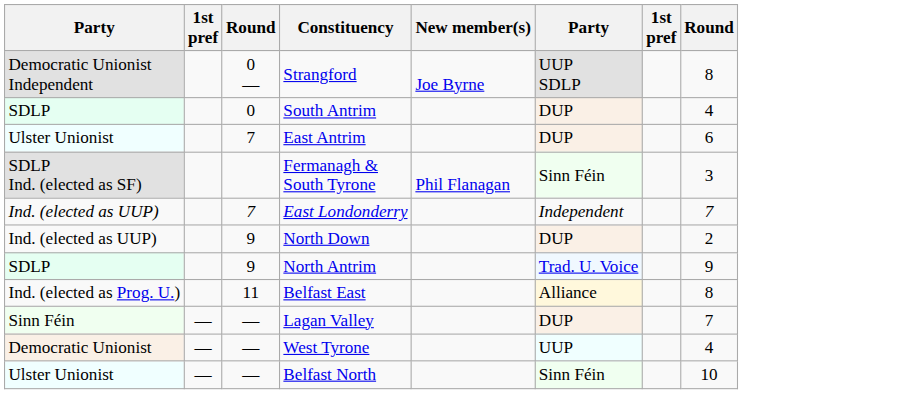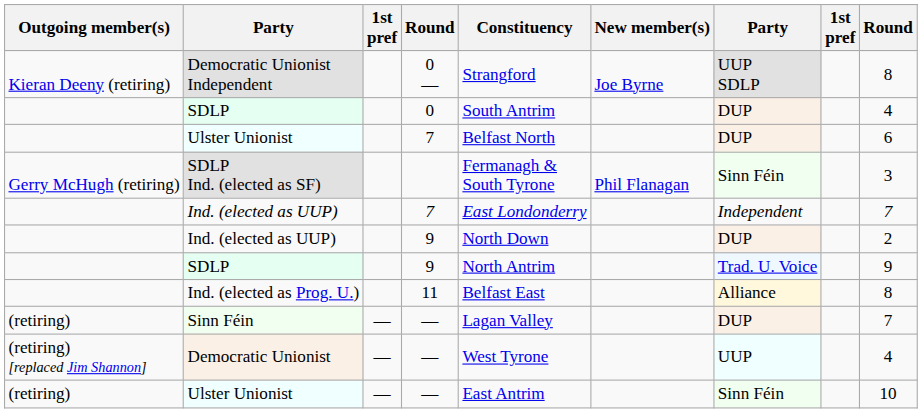+ column: (94, 27)
(325, 138) East Antrim -> (509, 138) Belfast North
(330, 374) Belfast North -> (504, 393) East Antrim
